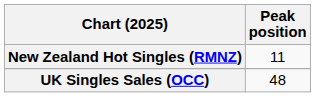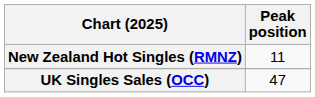(278, 80) 48 -> (278, 80) 47
